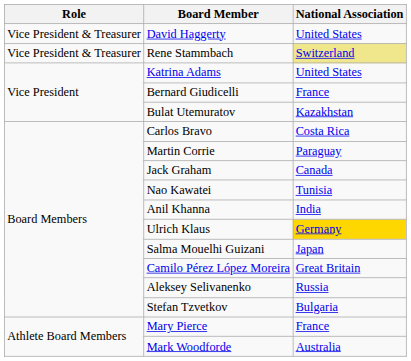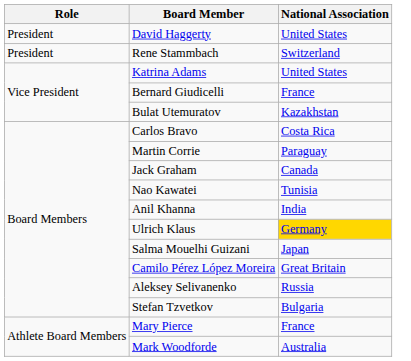(74, 33) Vice President & Treasurer -> (30, 33) President
(74, 53) Vice President & Treasurer -> (30, 53) President
(325, 53) khaki background -> (310, 53) no background
